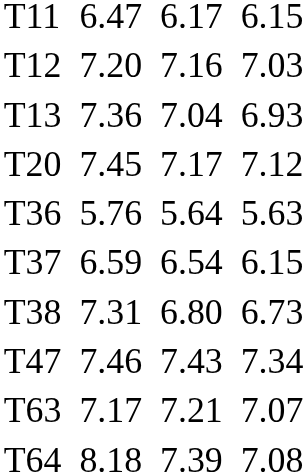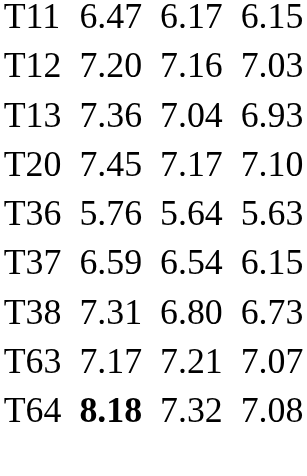(272, 164) 7.12 -> (272, 164) 7.10
- row: (33, 361)
(111, 459) normal -> (111, 410) bold
(191, 459) 7.39 -> (191, 410) 7.32
